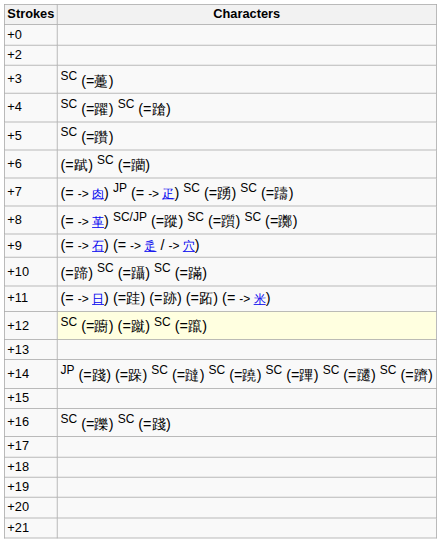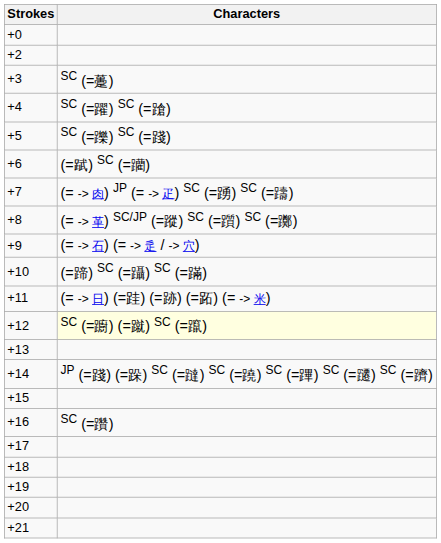(87, 135) SC (=躦) -> (116, 135) SC (=躒) SC (=踐)
(116, 422) SC (=躒) SC (=踐) -> (87, 422) SC (=躦)
